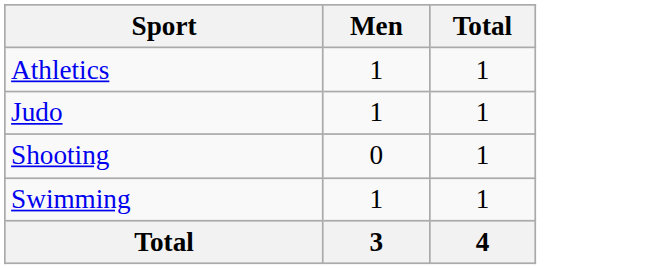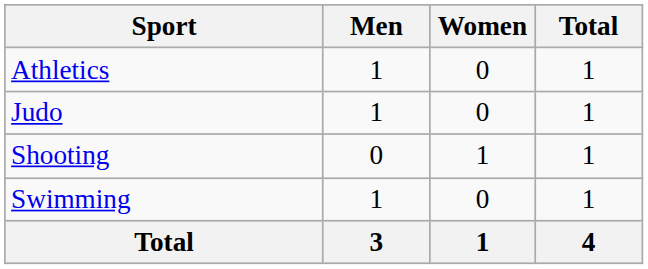+ column: (482, 26)
